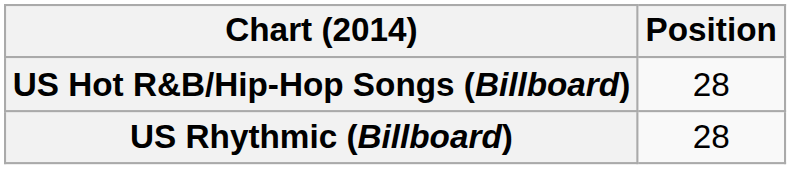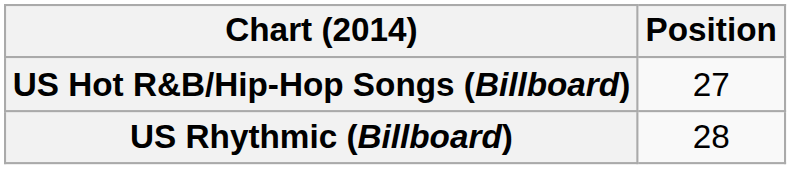(711, 83) 28 -> (711, 83) 27
